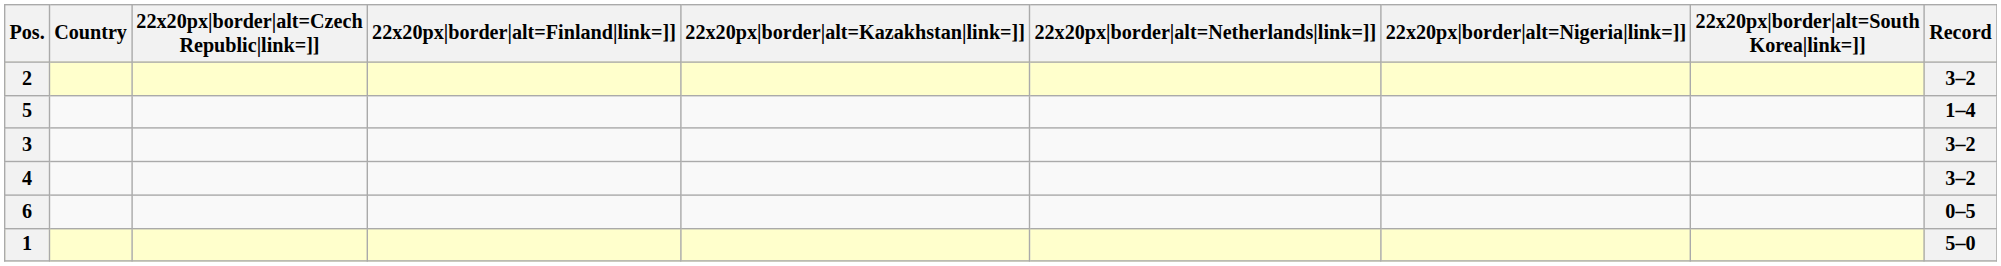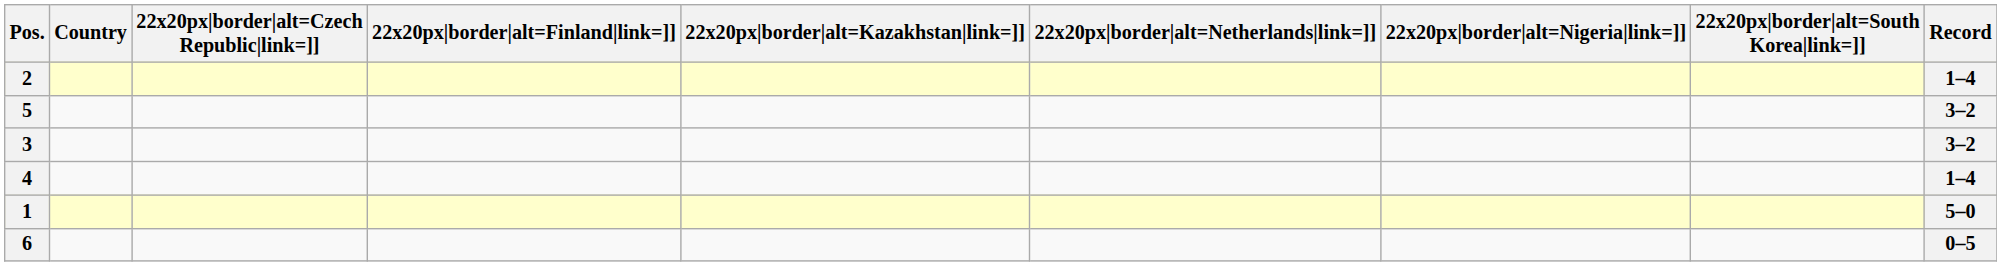(1960, 78) 3–2 -> (1960, 78) 1–4
(1960, 111) 1–4 -> (1960, 111) 3–2
(1960, 178) 3–2 -> (1960, 178) 1–4
rows swapped: (27, 211) <-> (27, 244)
